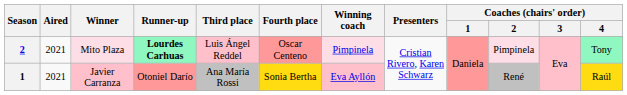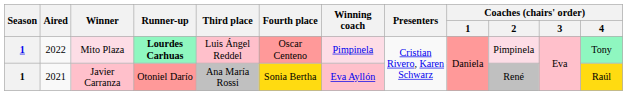(22, 50) 2 -> (22, 50) 1
(56, 50) 2021 -> (56, 50) 2022
